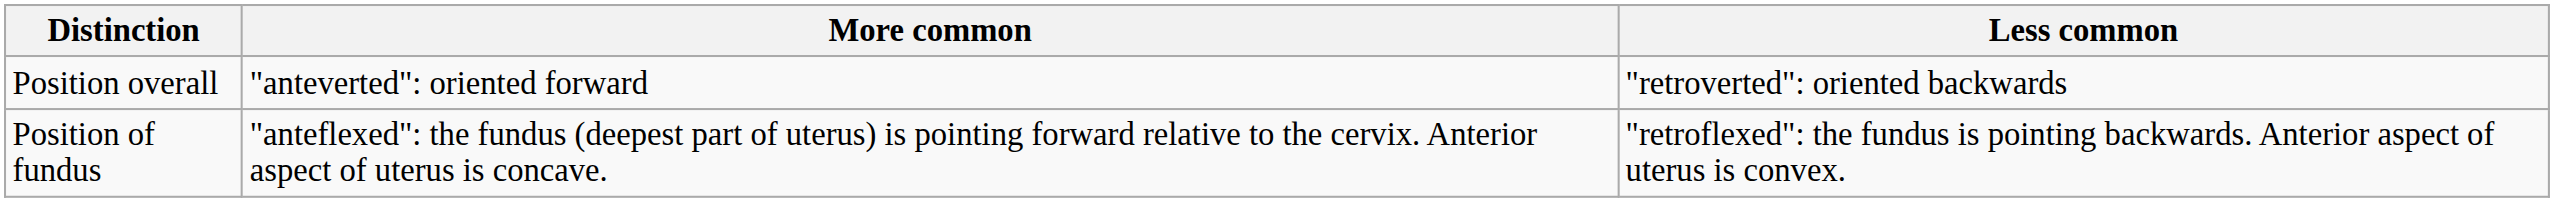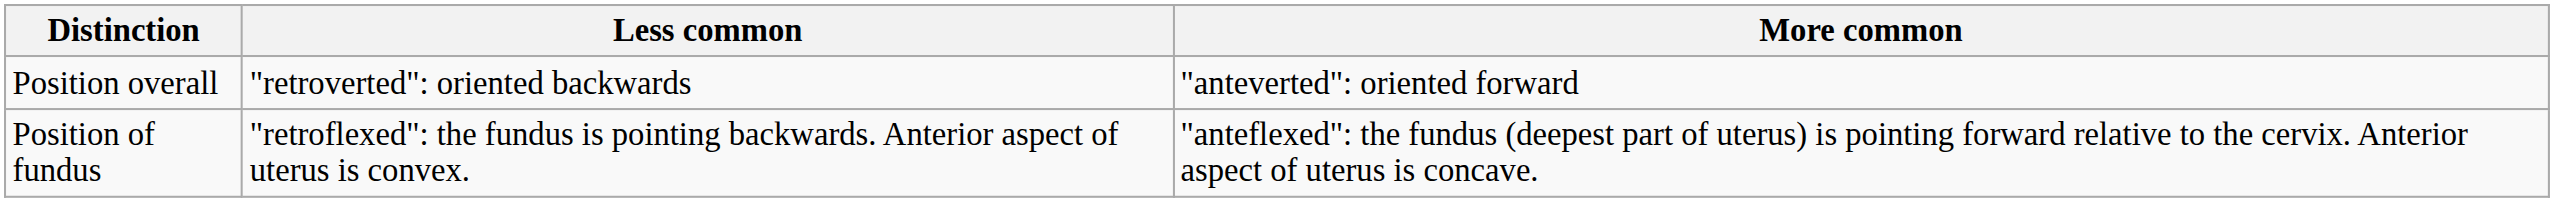columns swapped: (930, 30) <-> (2083, 30)
